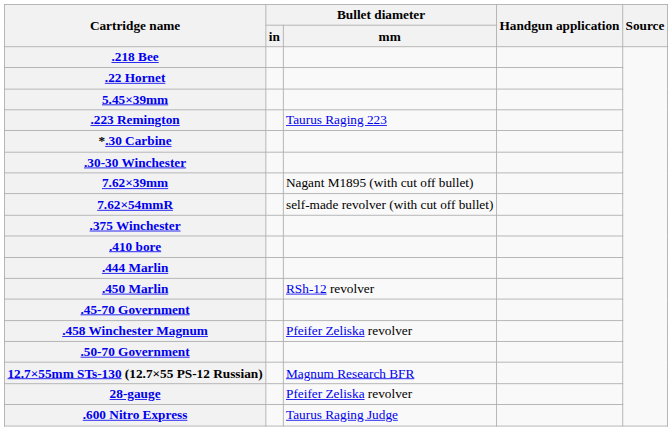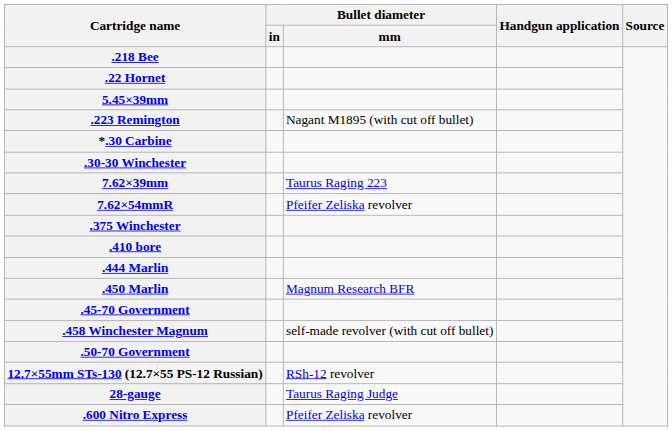(336, 120) Taurus Raging 223 -> (380, 120) Nagant M1895 (with cut off bullet)
(380, 183) Nagant M1895 (with cut off bullet) -> (336, 183) Taurus Raging 223
(390, 204) self-made revolver (with cut off bullet) -> (349, 204) Pfeifer Zeliska revolver
(330, 288) RSh-12 revolver -> (350, 288) Magnum Research BFR
(349, 330) Pfeifer Zeliska revolver -> (390, 330) self-made revolver (with cut off bullet)
(350, 373) Magnum Research BFR -> (330, 373) RSh-12 revolver
(349, 394) Pfeifer Zeliska revolver -> (342, 394) Taurus Raging Judge
(342, 415) Taurus Raging Judge -> (349, 415) Pfeifer Zeliska revolver
